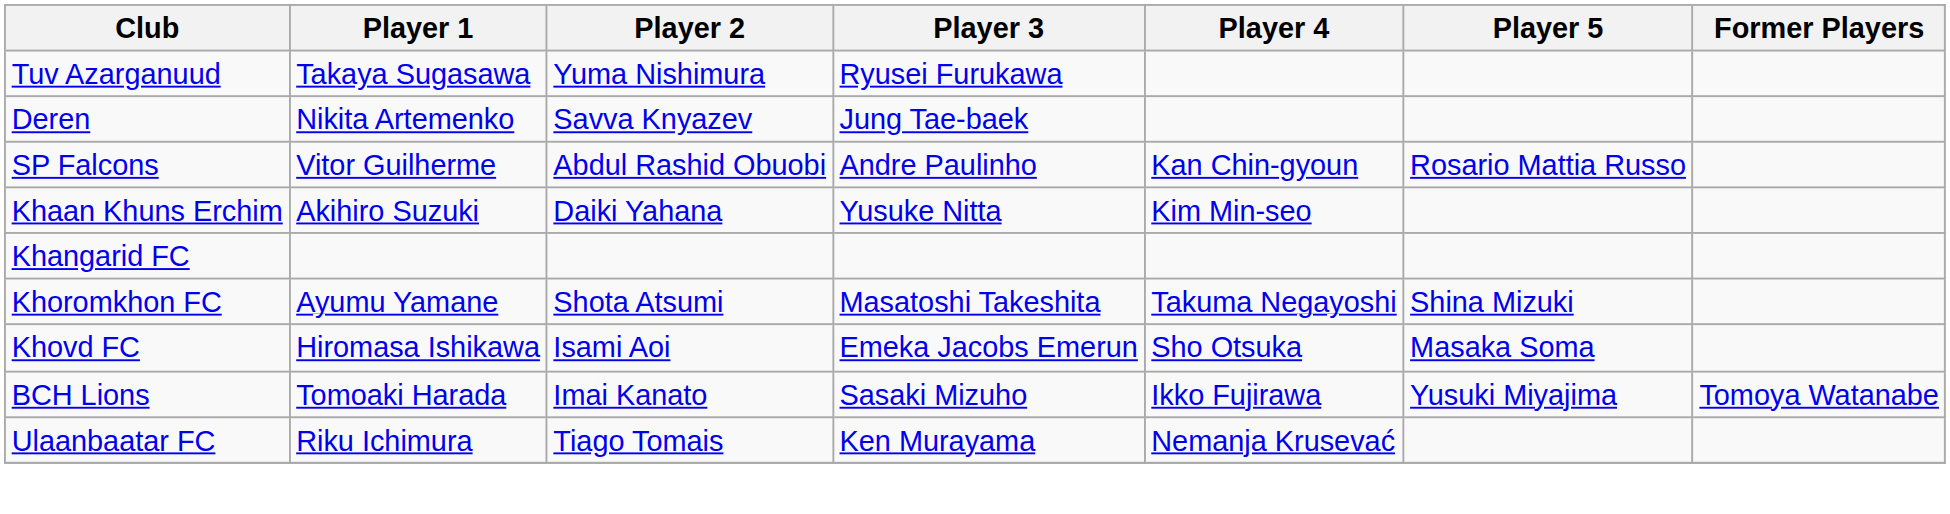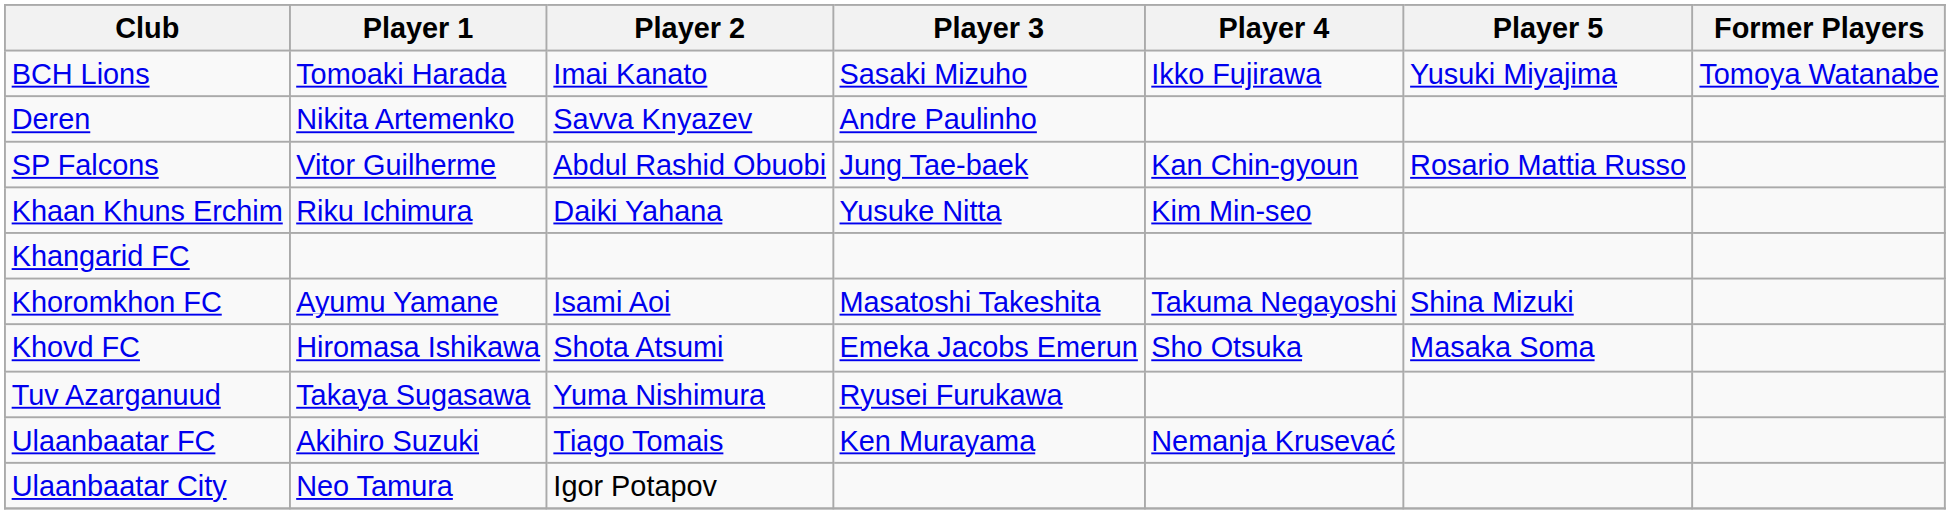rows swapped: (81, 394) <-> (116, 74)
(934, 119) Jung Tae-baek -> (938, 119) Andre Paulinho
(938, 165) Andre Paulinho -> (934, 165) Jung Tae-baek
(388, 211) Akihiro Suzuki -> (384, 211) Riku Ichimura
(638, 302) Shota Atsumi -> (612, 302) Isami Aoi
(612, 348) Isami Aoi -> (638, 348) Shota Atsumi
(384, 439) Riku Ichimura -> (388, 439) Akihiro Suzuki
+ row: (119, 485)
